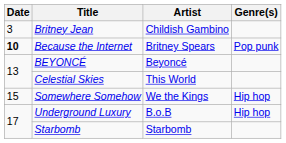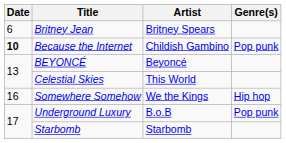(10, 29) 3 -> (10, 29) 6
(187, 29) Childish Gambino -> (180, 29) Britney Spears
(180, 46) Britney Spears -> (187, 46) Childish Gambino
(13, 96) 15 -> (13, 96) 16
(252, 113) Hip hop -> (256, 113) Pop punk
